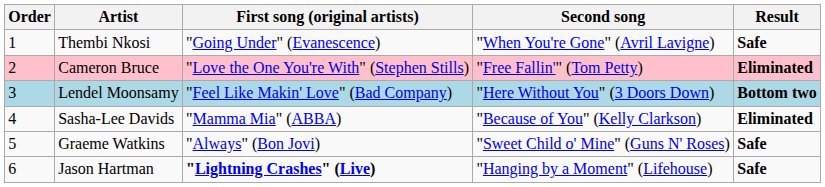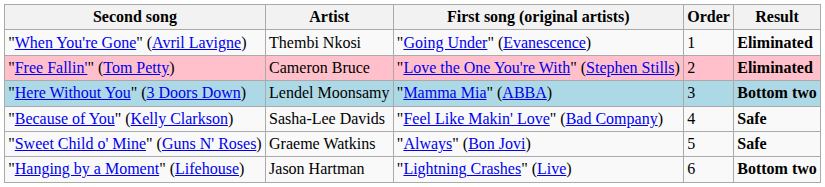columns swapped: (30, 17) <-> (603, 17)
(752, 42) Safe -> (775, 42) Eliminated
(319, 93) "Feel Like Makin' Love" (Bad Company) -> (474, 93) "Mamma Mia" (ABBA)
(264, 118) "Mamma Mia" (ABBA) -> (530, 118) "Feel Like Makin' Love" (Bad Company)
(775, 118) Eliminated -> (752, 118) Safe
(281, 169) bold -> (484, 169) normal
(752, 169) Safe -> (777, 169) Bottom two
